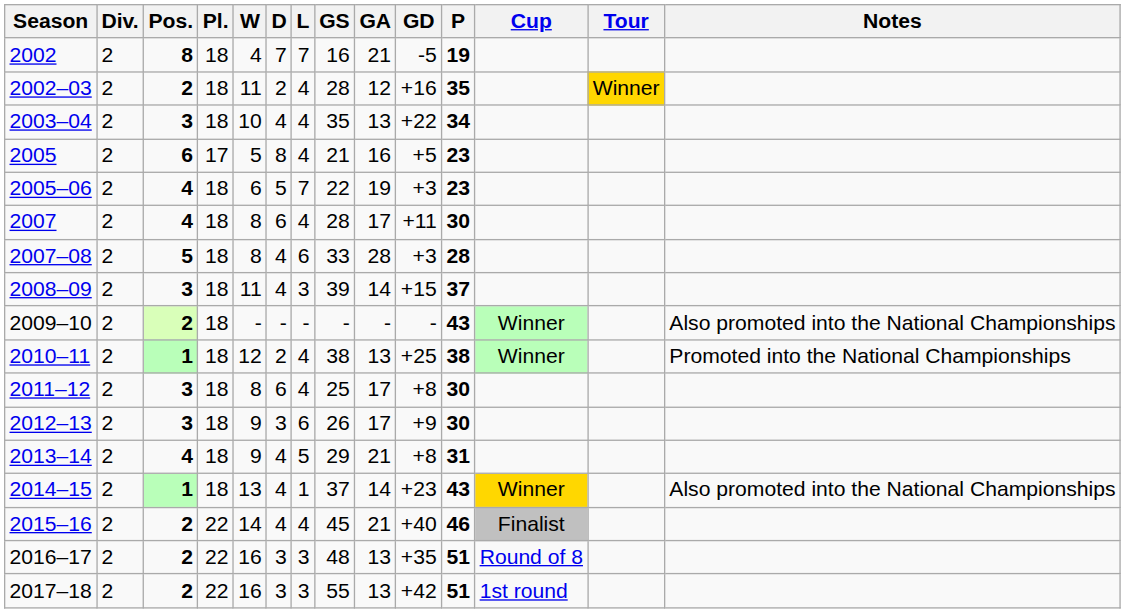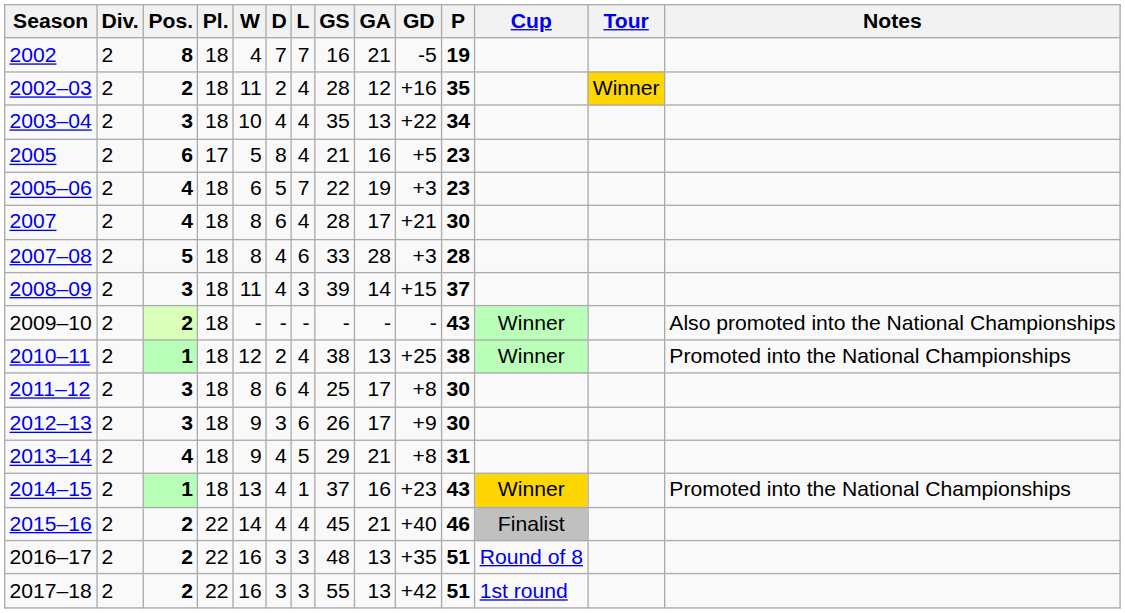(420, 222) +11 -> (419, 222) +21
(379, 490) 14 -> (379, 490) 16
(892, 490) Also promoted into the National Championships -> (870, 490) Promoted into the National Championships
